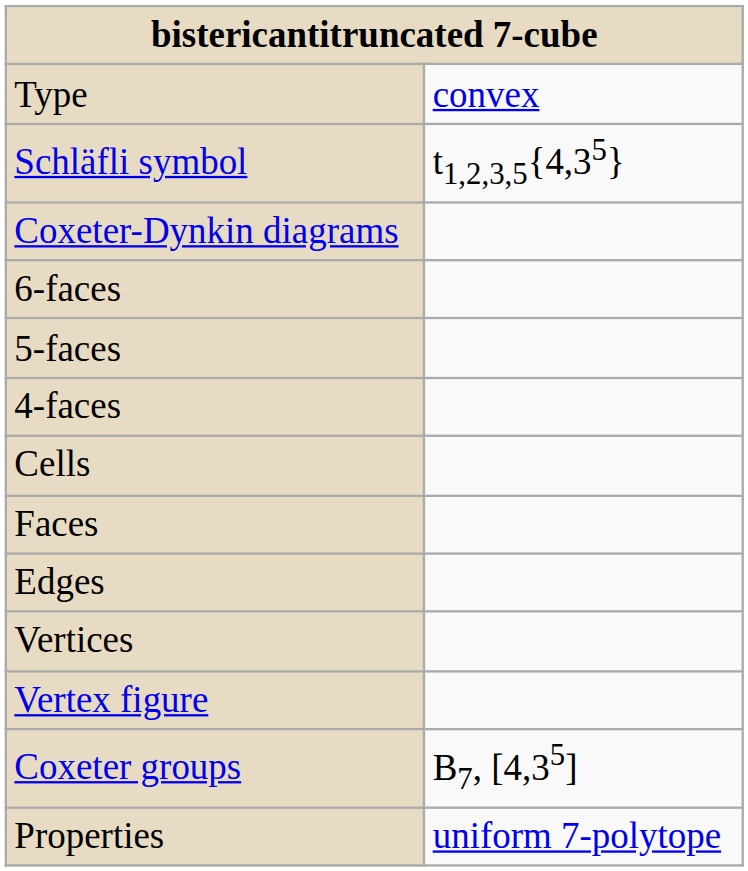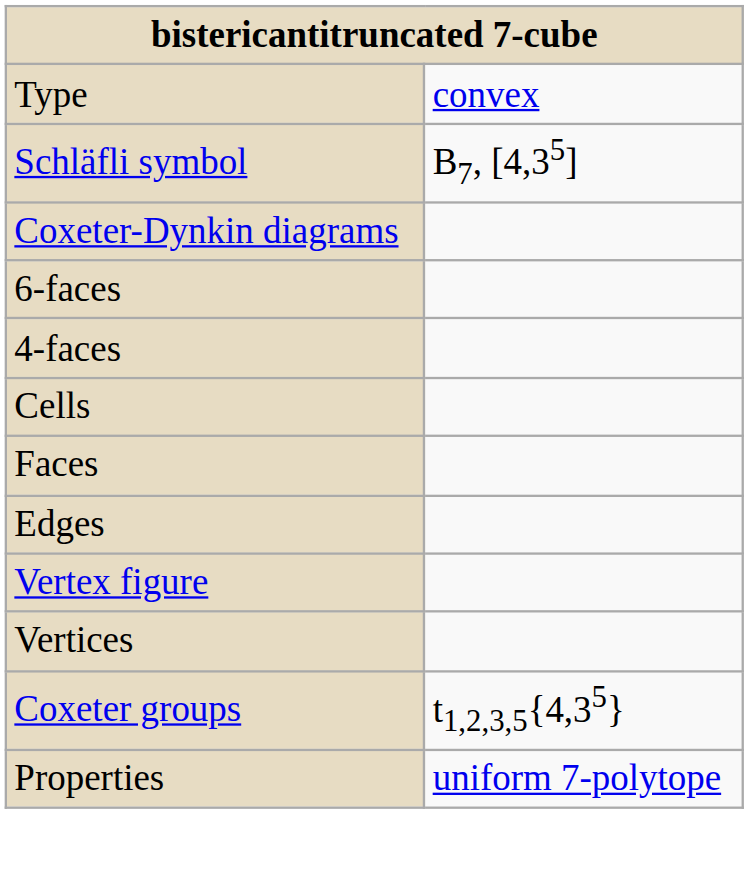(529, 161) t1,2,3,5{4,35} -> (505, 161) B7, [4,35]
- row: (68, 347)
rows swapped: (74, 640) <-> (111, 699)
(505, 767) B7, [4,35] -> (529, 709) t1,2,3,5{4,35}
